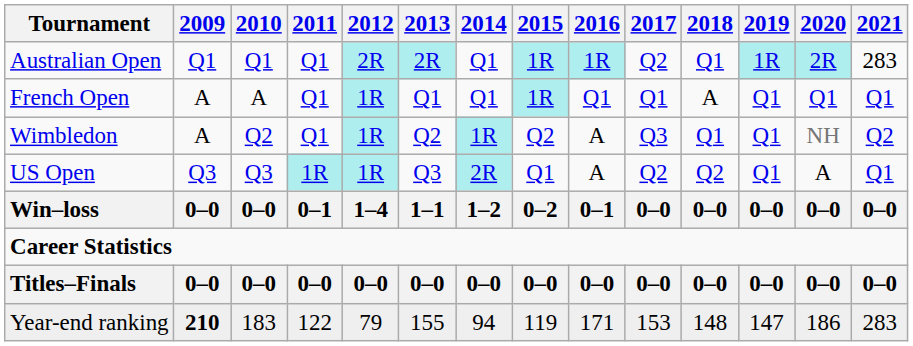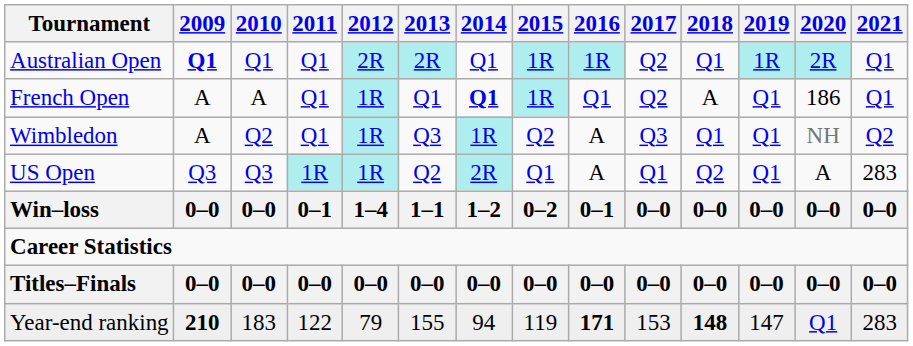(202, 59) normal -> (202, 59) bold
(880, 59) 283 -> (880, 59) Q1
(484, 97) normal -> (484, 97) bold
(653, 97) Q1 -> (653, 97) Q2
(823, 97) Q1 -> (823, 97) 186
(427, 134) Q2 -> (427, 134) Q3
(427, 171) Q3 -> (427, 171) Q2
(653, 171) Q2 -> (653, 171) Q1
(880, 171) Q1 -> (880, 171) 283
(597, 320) normal -> (597, 320) bold
(710, 320) normal -> (710, 320) bold
(823, 320) 186 -> (823, 320) Q1
